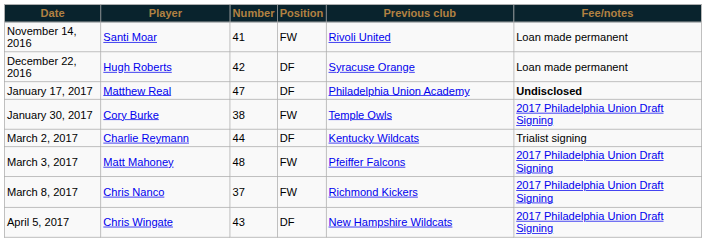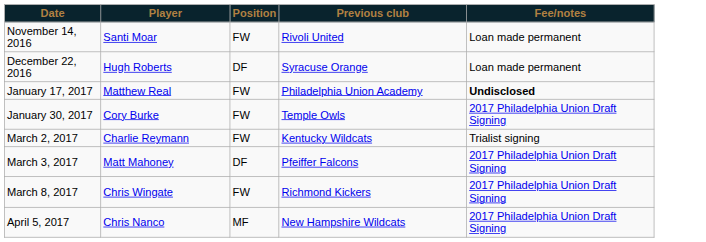- column: (254, 13)
(287, 91) DF -> (241, 91) FW
(287, 138) DF -> (241, 138) FW
(288, 162) FW -> (240, 162) DF
(134, 192) Chris Nanco -> (138, 192) Chris Wingate
(138, 222) Chris Wingate -> (134, 222) Chris Nanco
(287, 222) DF -> (241, 222) MF
